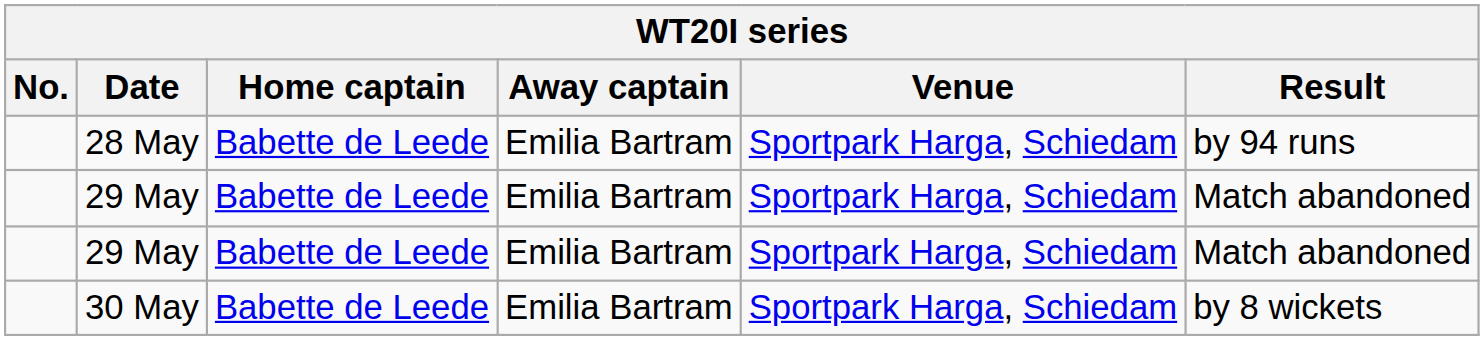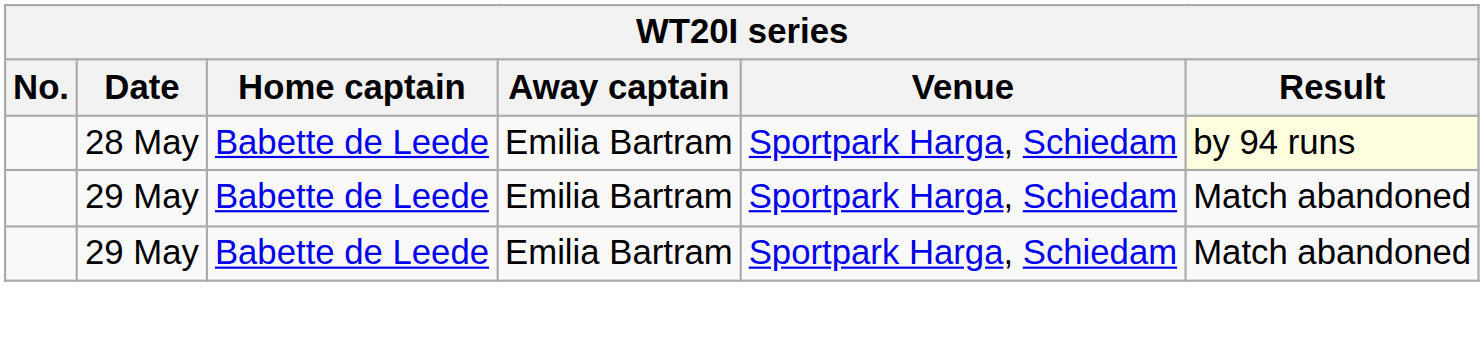(1274, 142) no background -> (1274, 142) lightyellow background
- row: (41, 308)
